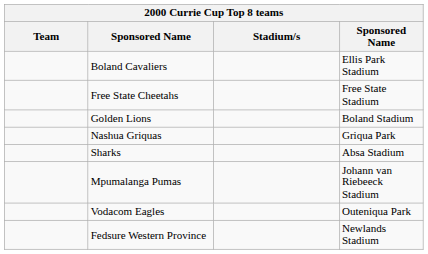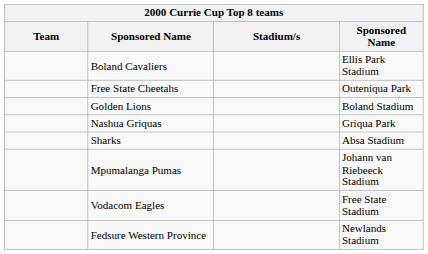(364, 95) Free State Stadium -> (376, 89) Outeniqua Park
(376, 211) Outeniqua Park -> (364, 205) Free State Stadium
